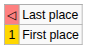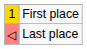rows swapped: (51, 34) <-> (50, 14)
